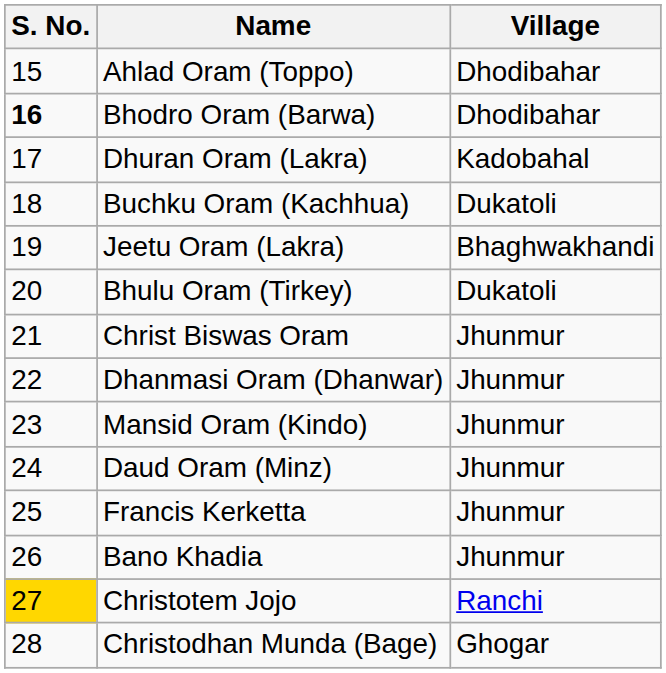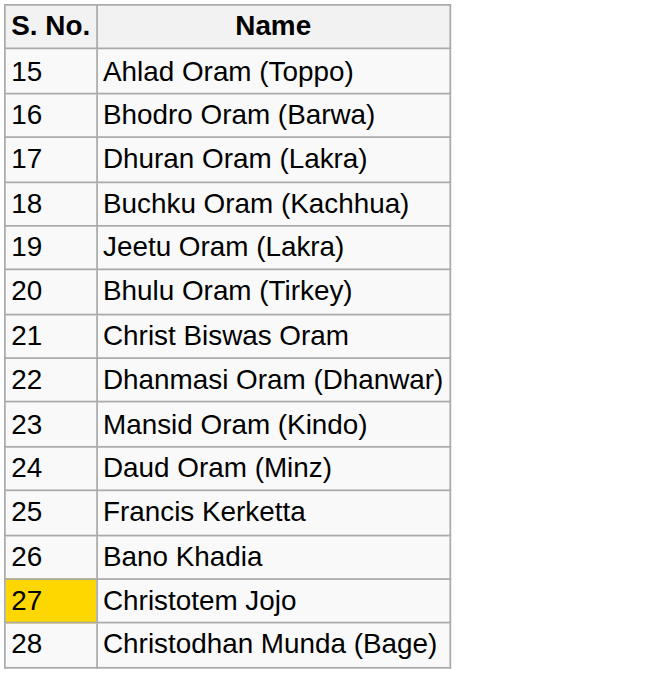- column: (555, 26)
(27, 114) bold -> (27, 114) normal
